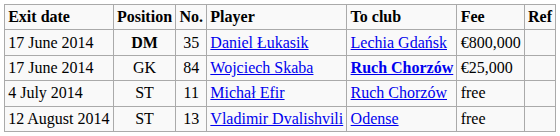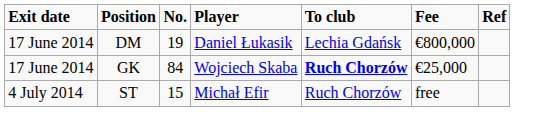(144, 42) bold -> (128, 42) normal
(191, 42) 35 -> (175, 42) 19
(191, 93) 11 -> (175, 93) 15
- row: (277, 118)
